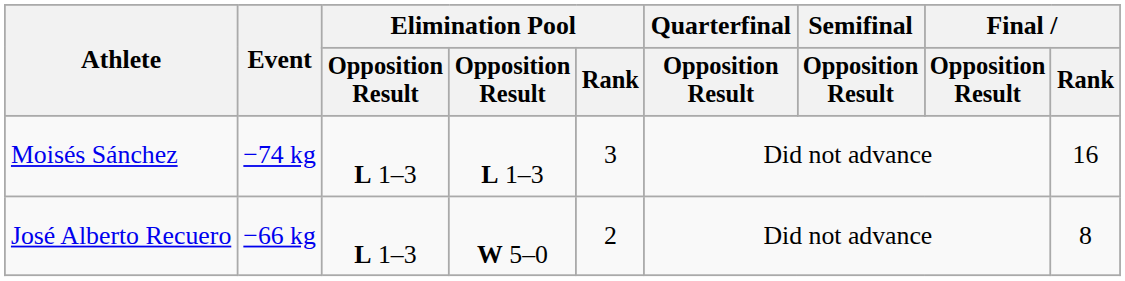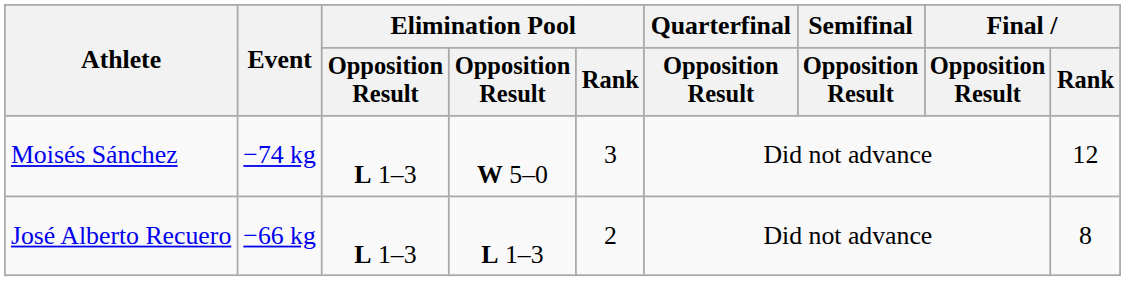(512, 174) L 1–3 -> (512, 174) W 5–0
(1085, 156) 16 -> (1085, 156) 12
(512, 254) W 5–0 -> (512, 254) L 1–3
